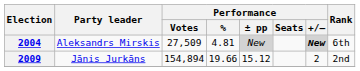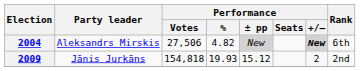(184, 43) 27,509 -> (184, 43) 27,506
(223, 43) 4.81 -> (223, 43) 4.82
(184, 58) 154,894 -> (184, 58) 154,818
(223, 58) 19.66 -> (223, 58) 19.93
